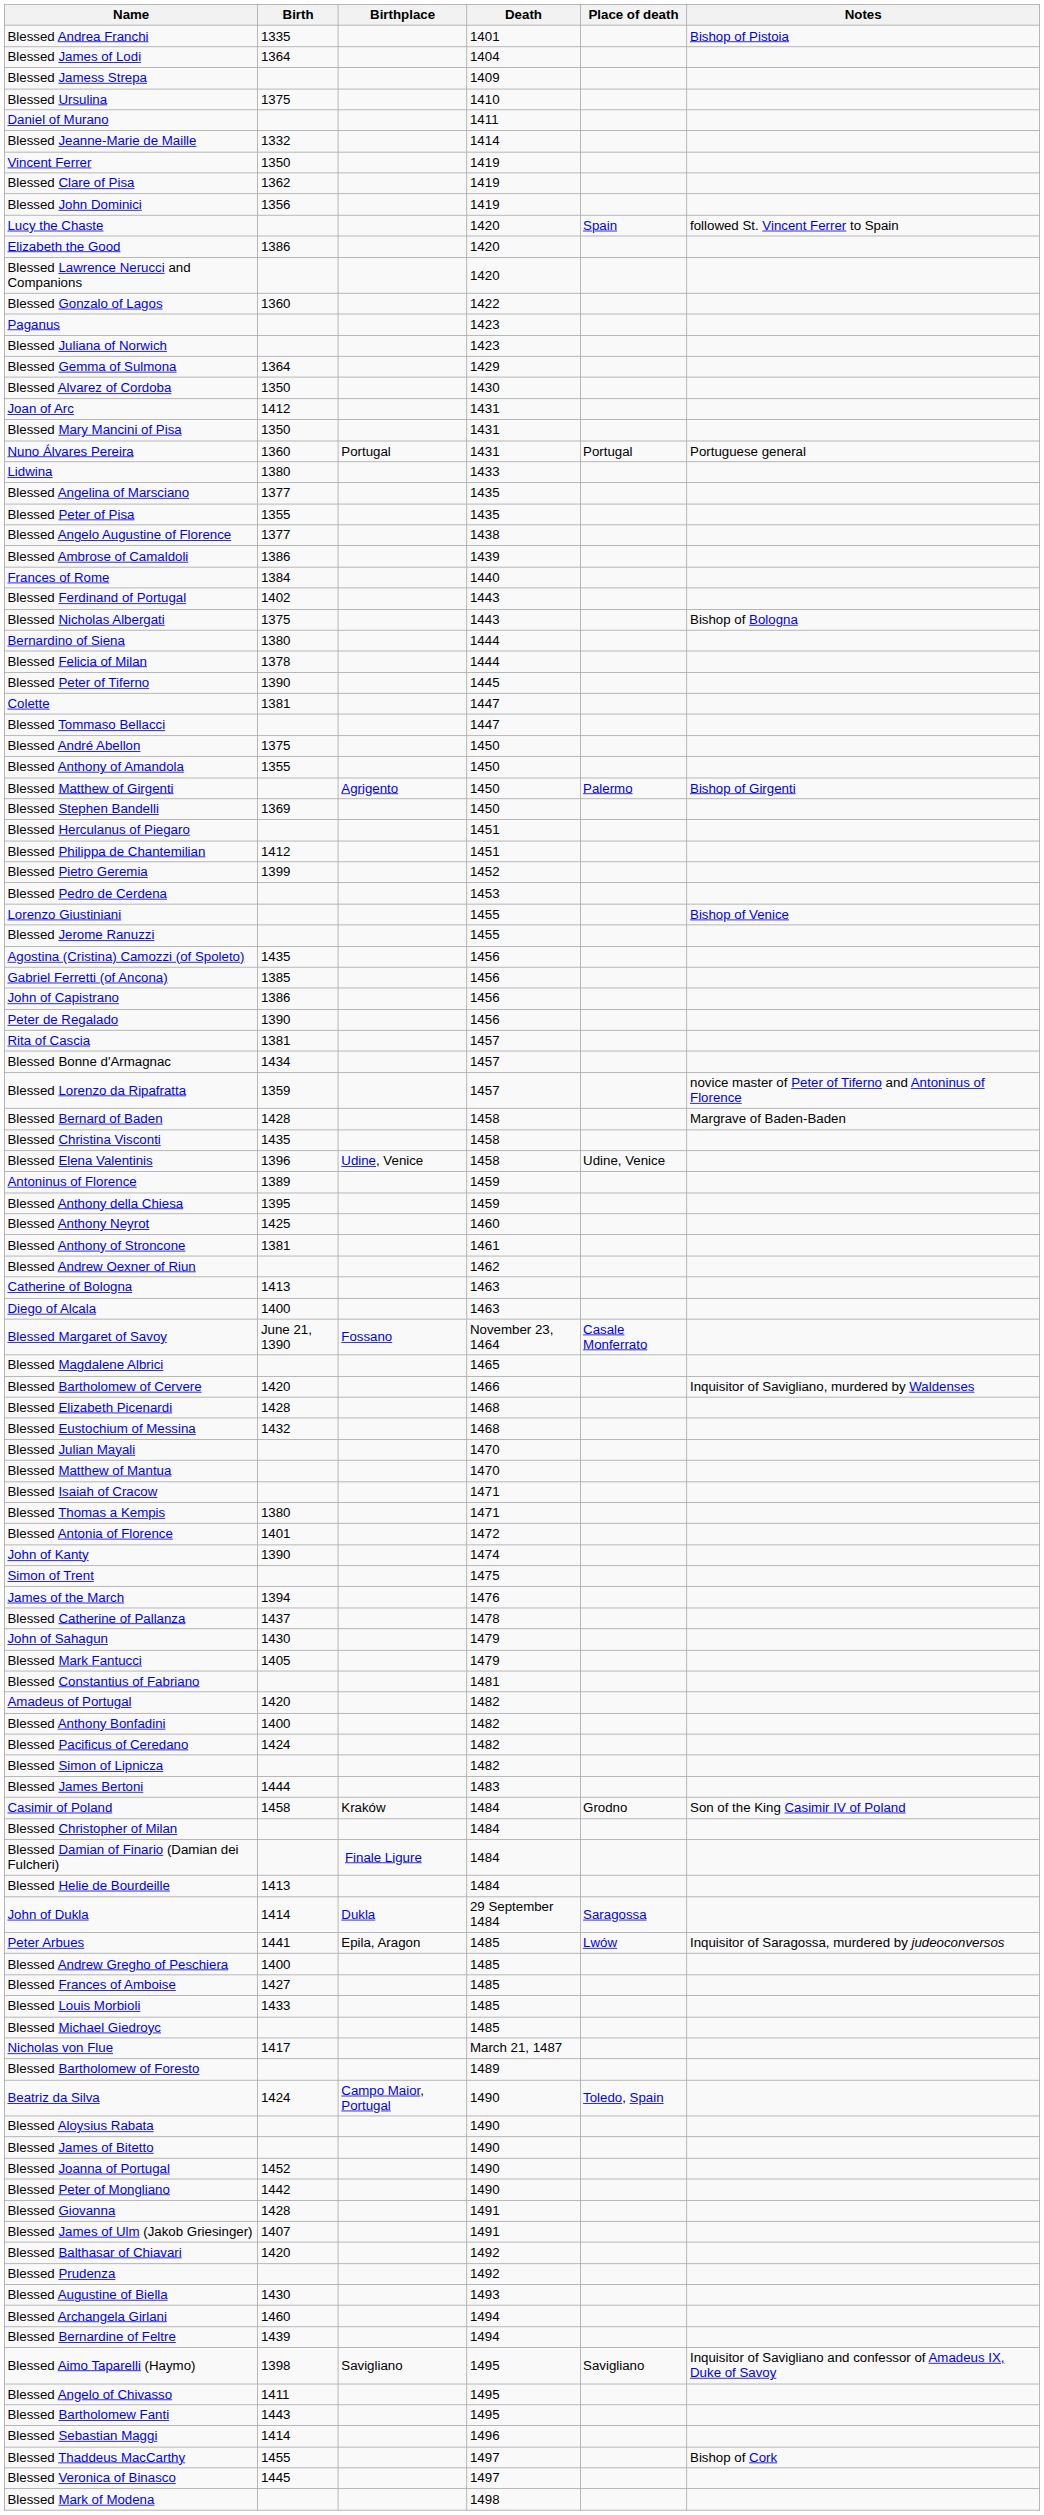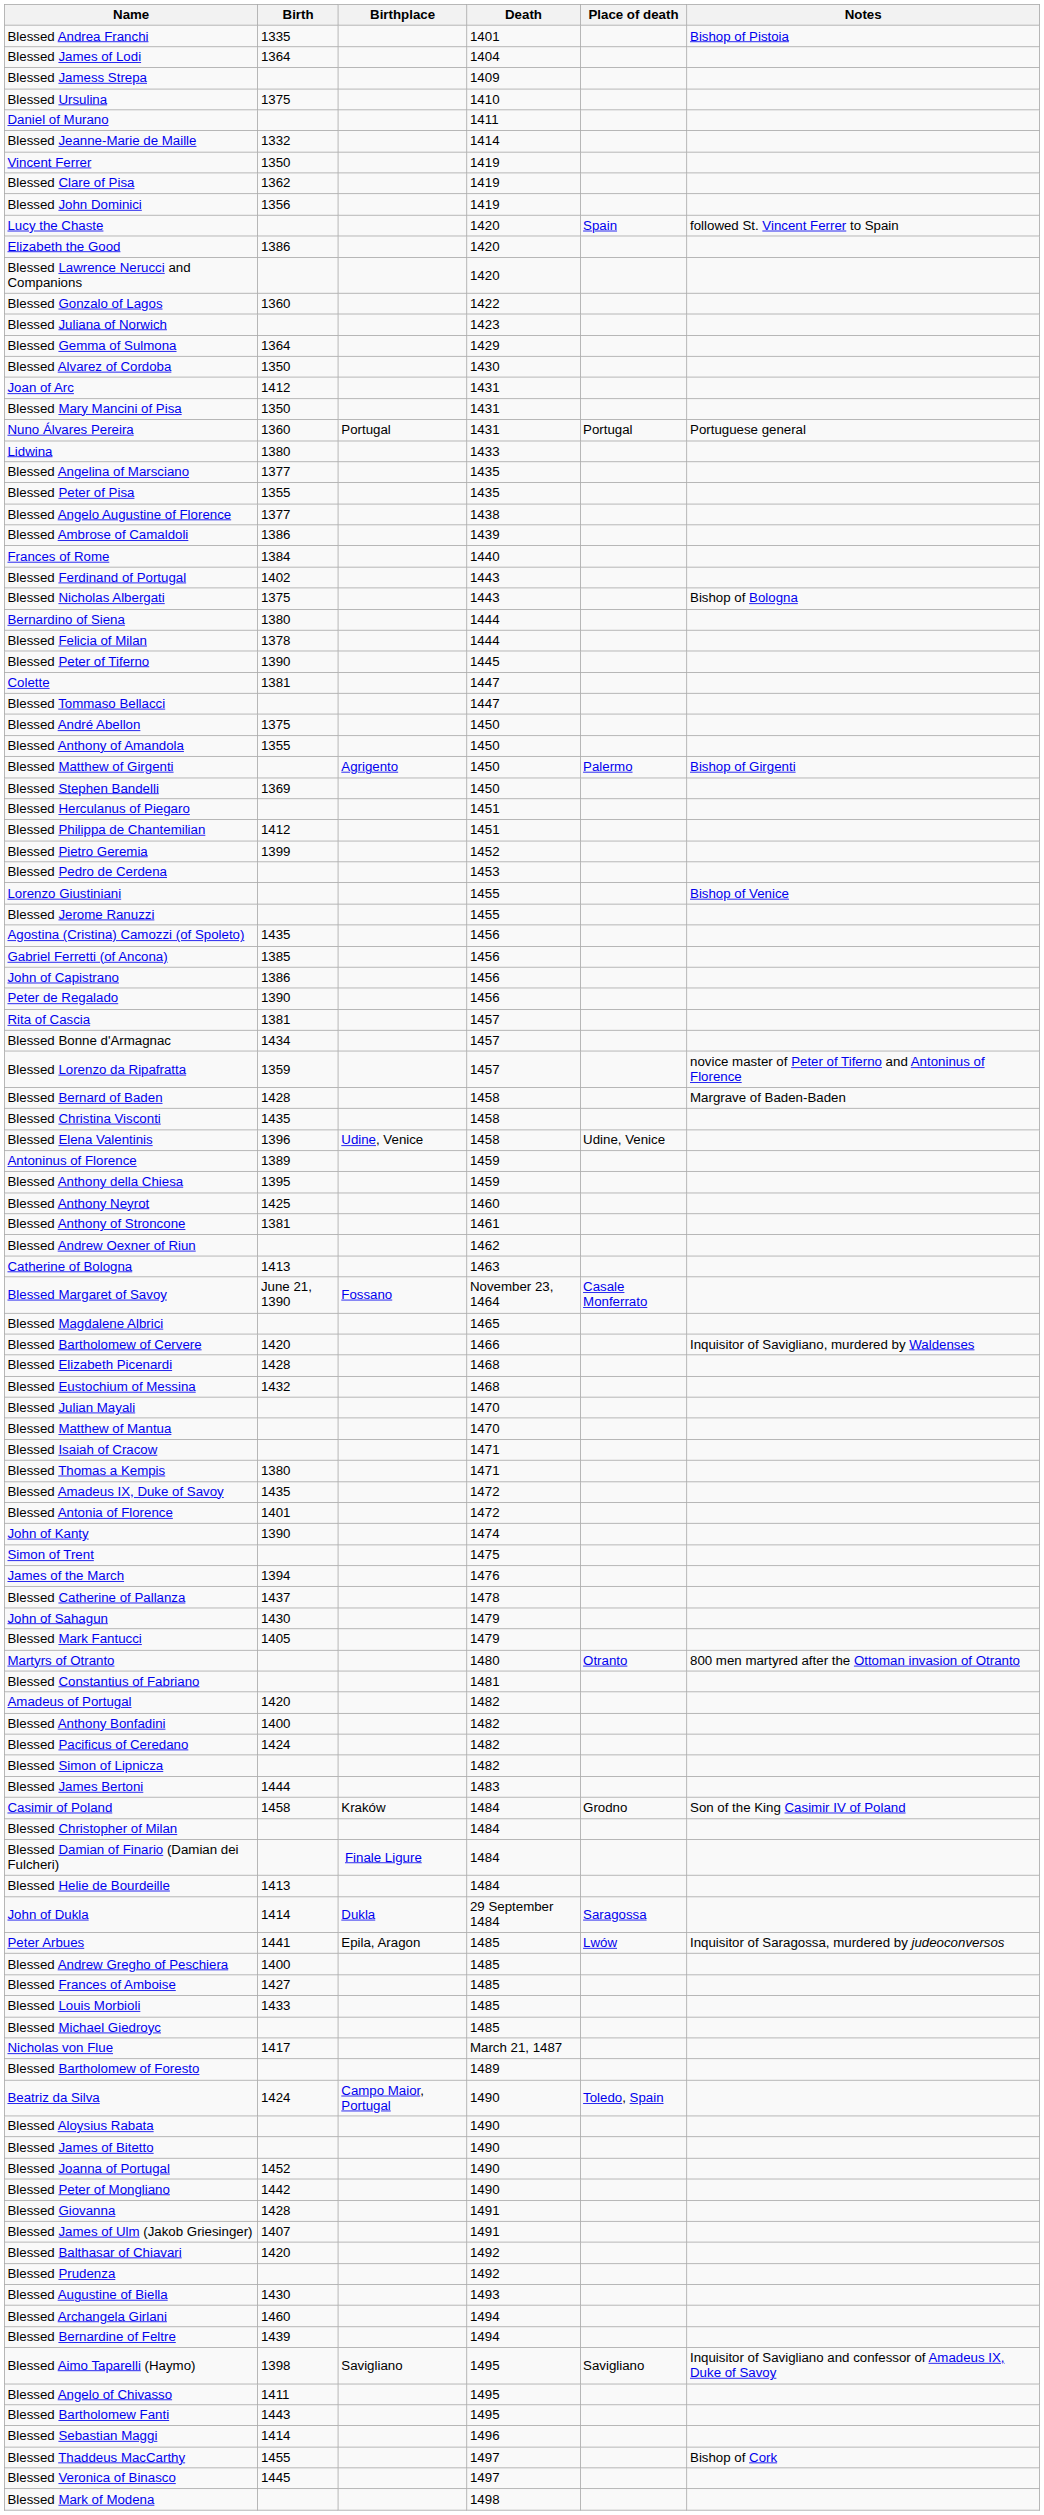- row: (34, 324)
- row: (52, 1308)
+ row: (116, 1492)
+ row: (61, 1660)
